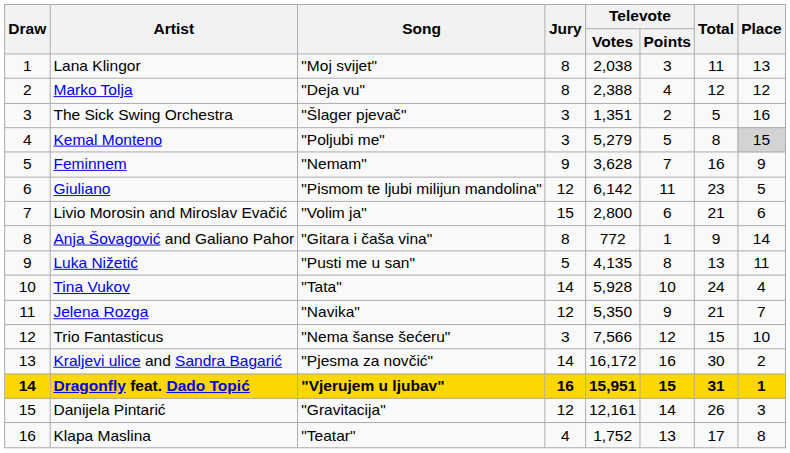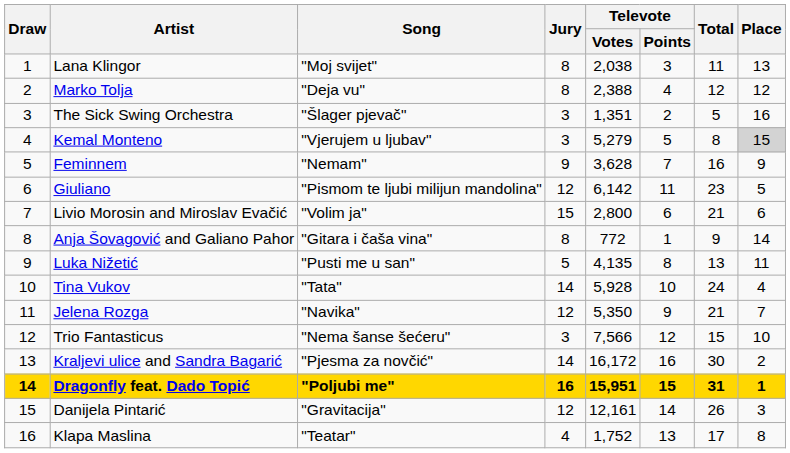(343, 139) "Poljubi me" -> (366, 139) "Vjerujem u ljubav"
(373, 386) "Vjerujem u ljubav" -> (348, 386) "Poljubi me"
